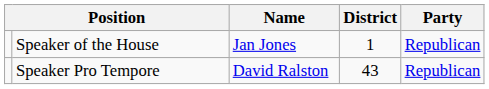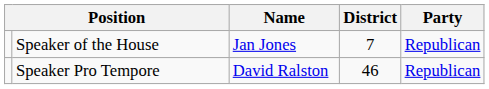(370, 44) 1 -> (370, 44) 7
(370, 70) 43 -> (370, 70) 46
